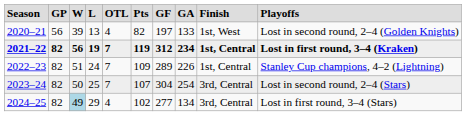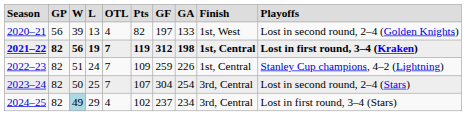(186, 48) 234 -> (186, 48) 198
(164, 66) 289 -> (164, 66) 259
(164, 102) 277 -> (164, 102) 237
(186, 102) 134 -> (186, 102) 234
